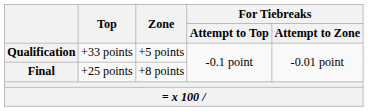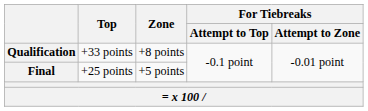(161, 52) +5 points -> (161, 52) +8 points
(161, 71) +8 points -> (161, 71) +5 points
